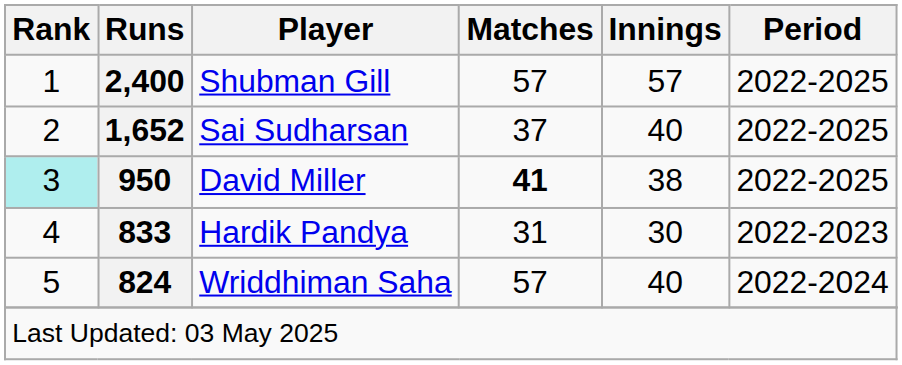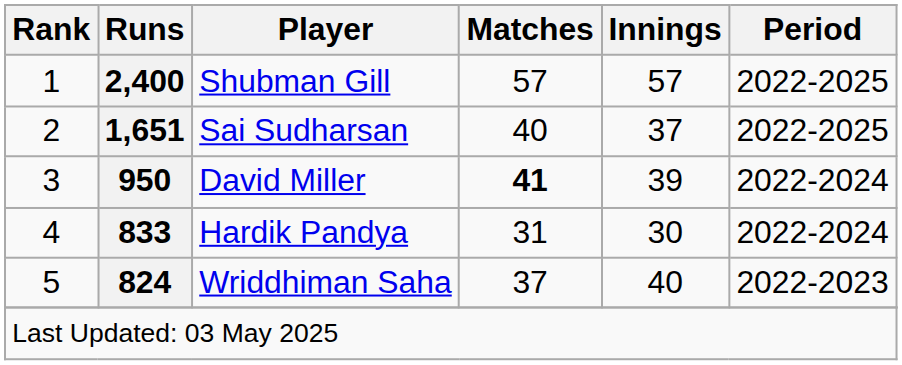(145, 130) 1,652 -> (145, 130) 1,651
(530, 130) 37 -> (530, 130) 40
(665, 130) 40 -> (665, 130) 37
(51, 181) paleturquoise background -> (51, 181) no background
(665, 181) 38 -> (665, 181) 39
(813, 181) 2022-2025 -> (813, 181) 2022-2024
(813, 231) 2022-2023 -> (813, 231) 2022-2024
(530, 282) 57 -> (530, 282) 37
(813, 282) 2022-2024 -> (813, 282) 2022-2023
